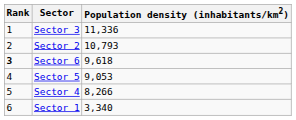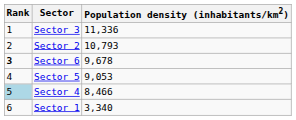(99, 61) 9,618 -> (99, 61) 9,678
(9, 92) no background -> (9, 92) lightblue background
(99, 92) 8,266 -> (99, 92) 8,466
